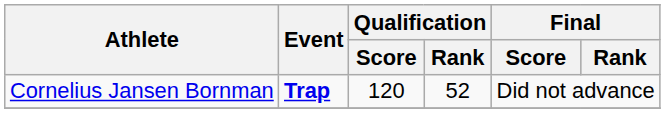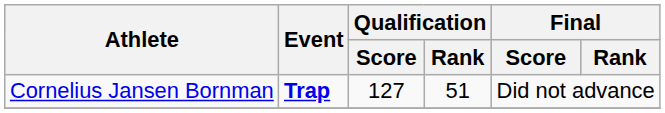(386, 92) 120 -> (386, 92) 127
(458, 92) 52 -> (458, 92) 51
